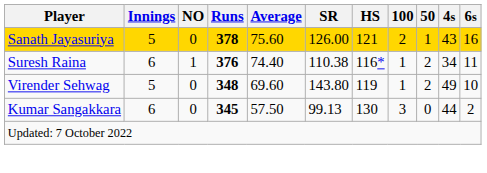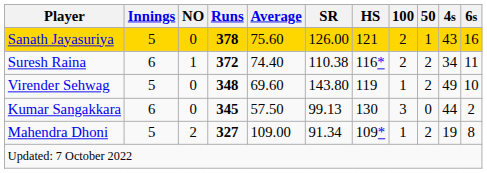(227, 62) 376 -> (227, 62) 372
(402, 62) 1 -> (403, 62) 2
+ row: (58, 132)
